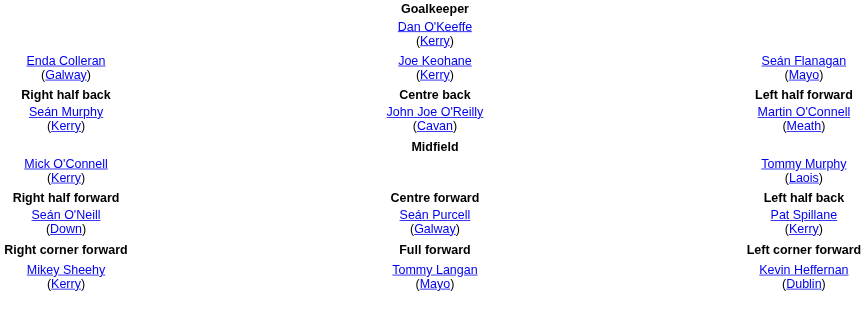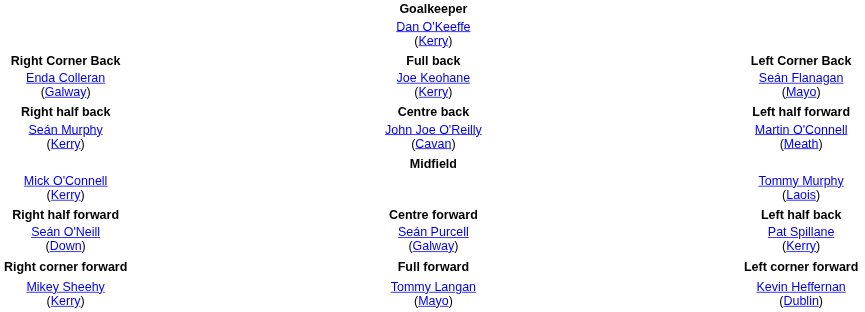+ row: (66, 61)
